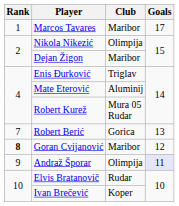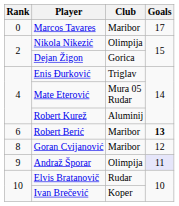(18, 27) 1 -> (18, 27) 0
(124, 58) Maribor -> (121, 58) Gorica
(126, 89) Aluminij -> (125, 95) Mura 05 Rudar
(125, 110) Mura 05 Rudar -> (126, 116) Aluminij
(18, 131) 7 -> (18, 131) 6
(121, 131) Gorica -> (124, 131) Maribor
(160, 131) normal -> (160, 131) bold
(18, 147) bold -> (18, 147) normal
